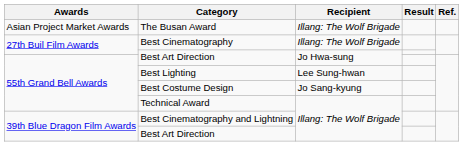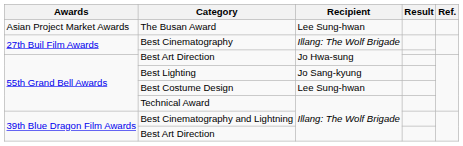(349, 27) Illang: The Wolf Brigade -> (331, 27) Lee Sung-hwan
(331, 73) Lee Sung-hwan -> (330, 73) Jo Sang-kyung
(330, 88) Jo Sang-kyung -> (331, 88) Lee Sung-hwan
